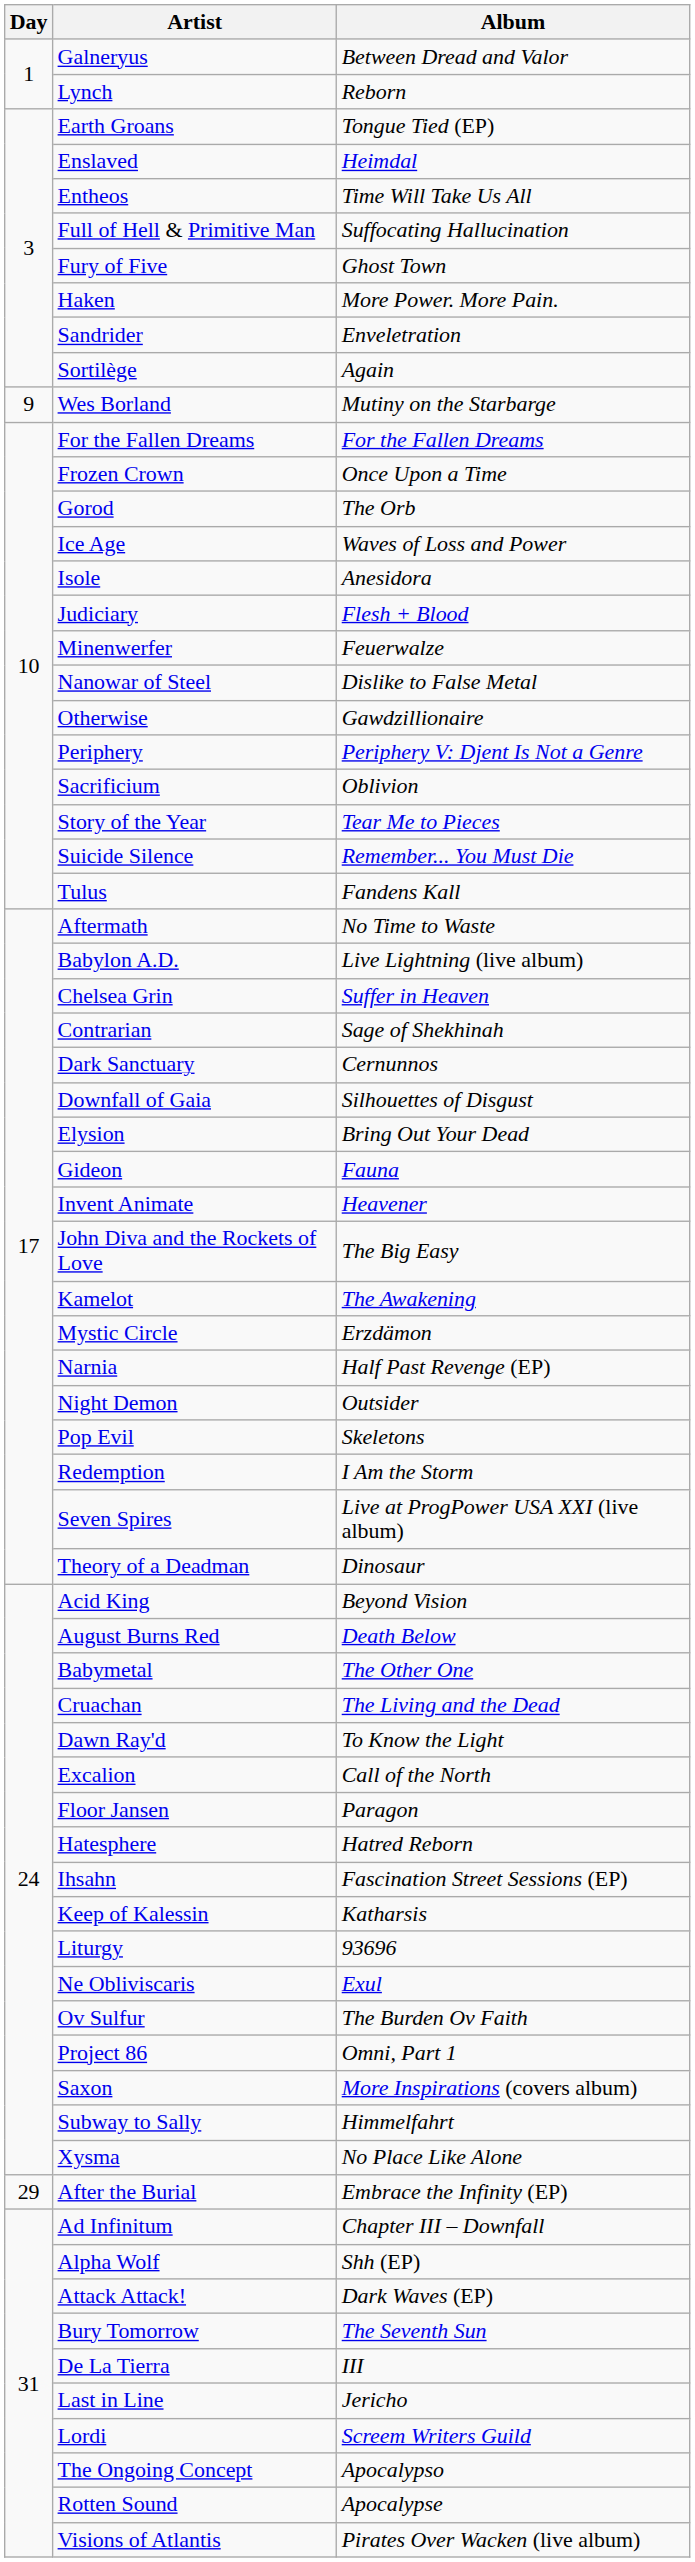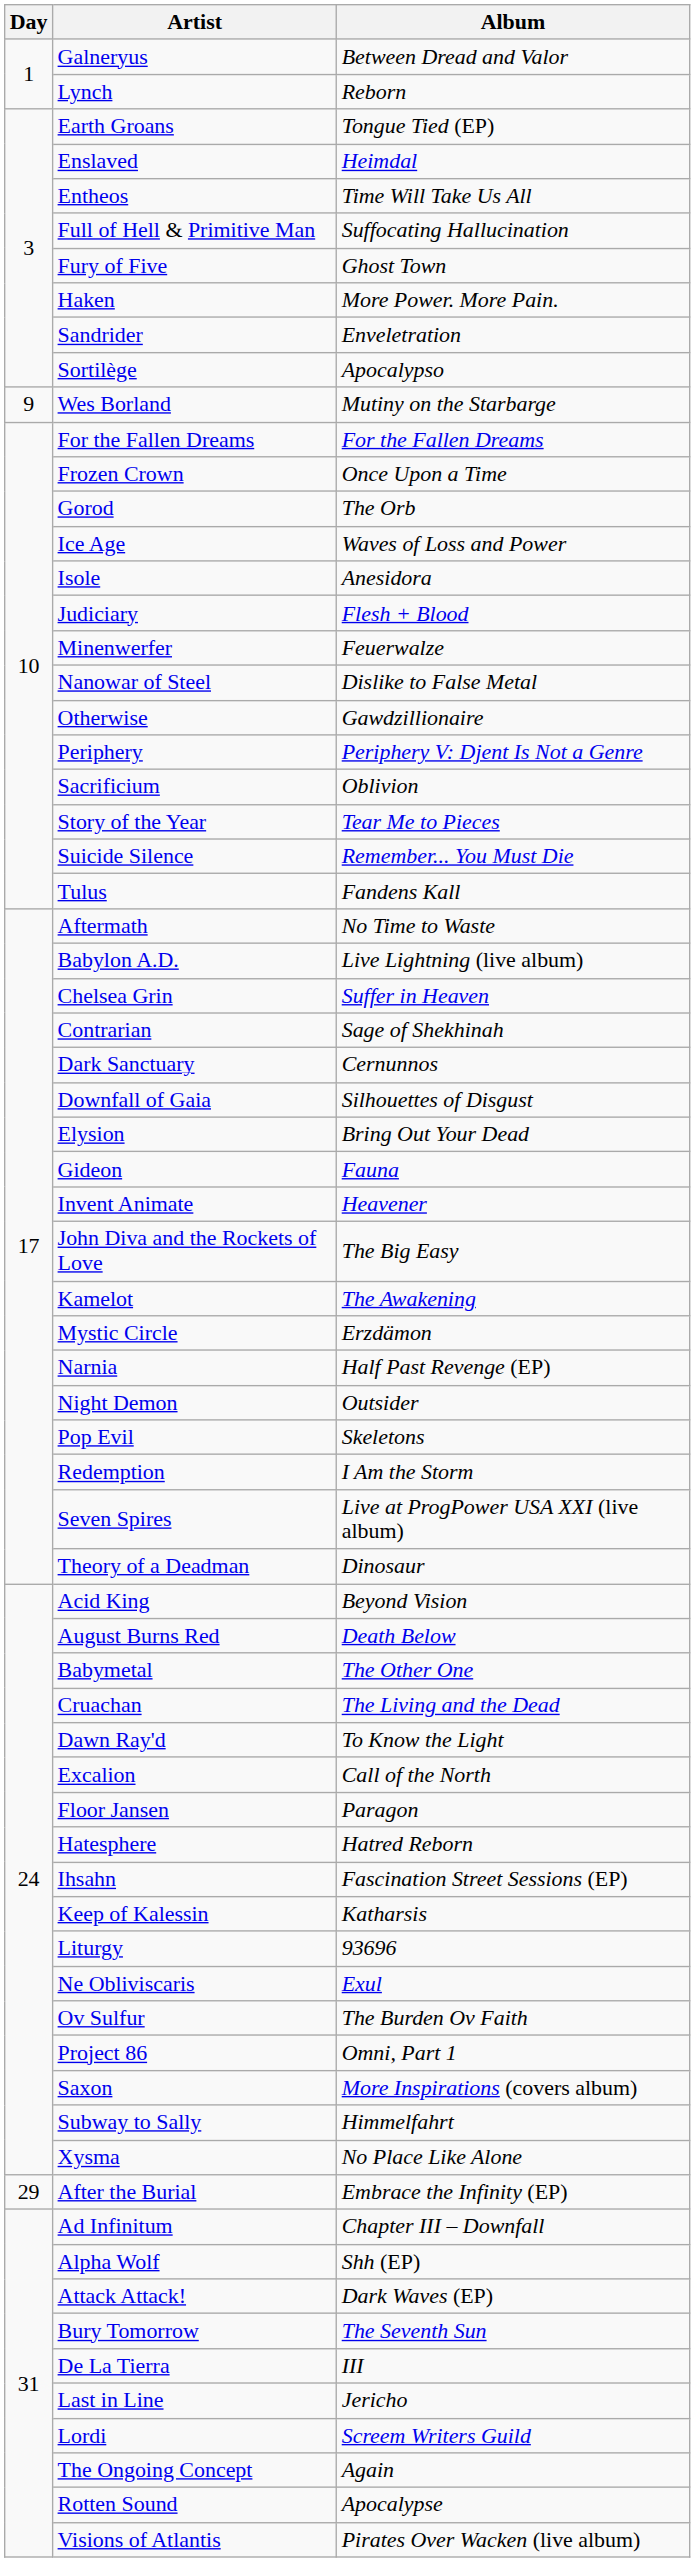(368, 369) Again -> (393, 369) Apocalypso
(393, 2469) Apocalypso -> (368, 2469) Again
